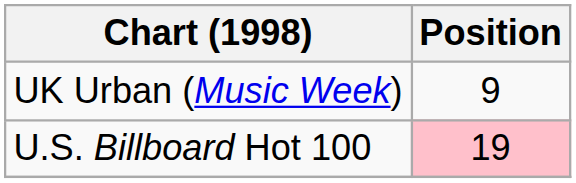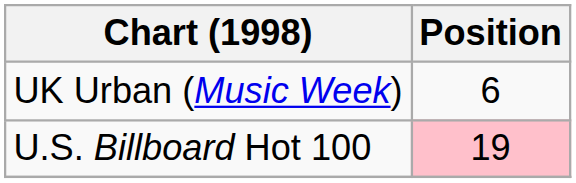(491, 90) 9 -> (491, 90) 6
